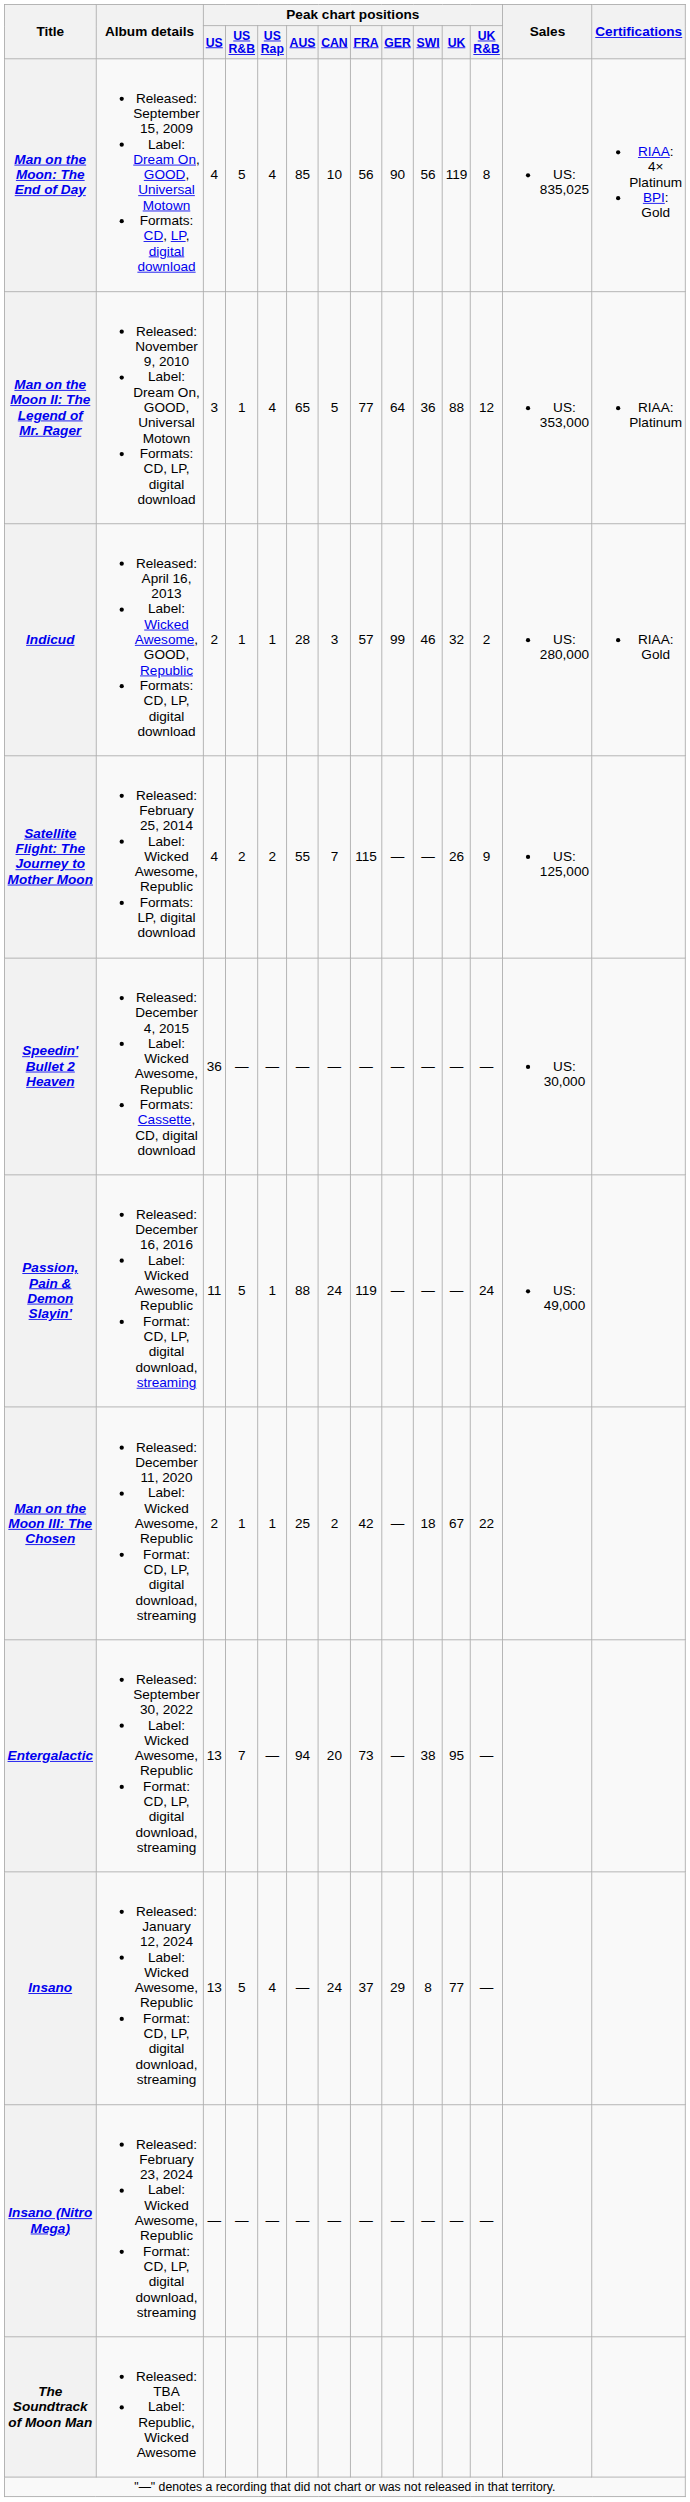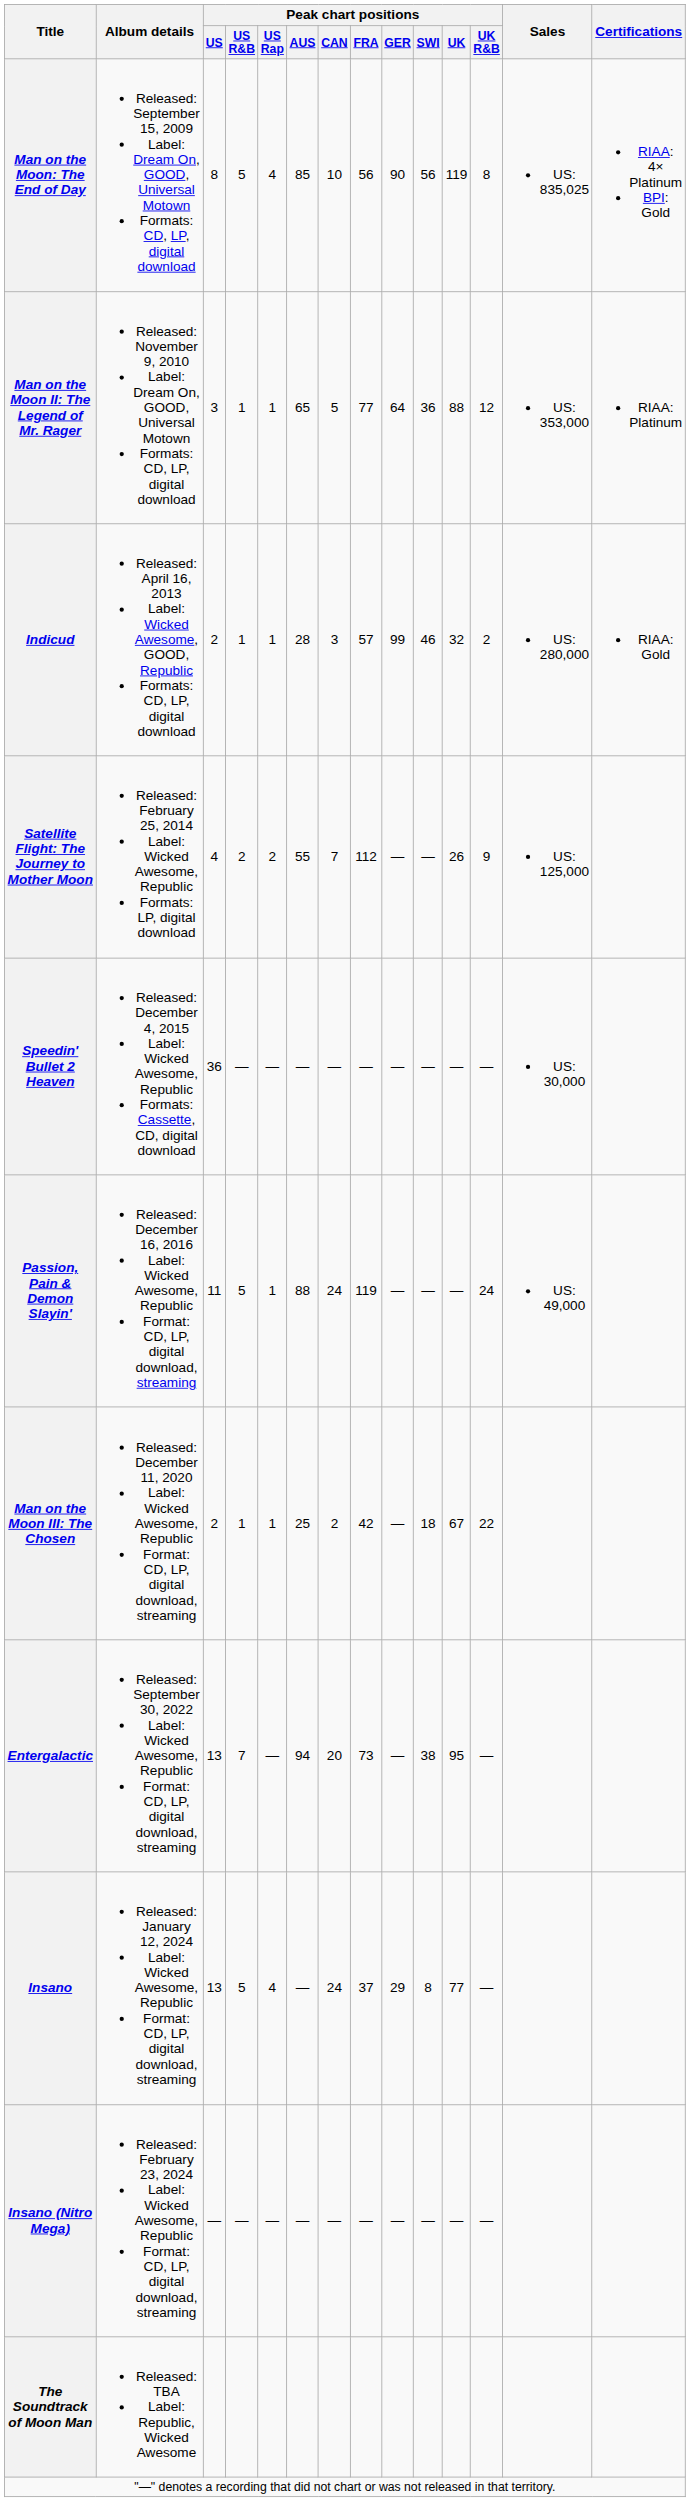(214, 175) 4 -> (214, 175) 8
(272, 407) 4 -> (272, 407) 1
(366, 856) 115 -> (366, 856) 112
